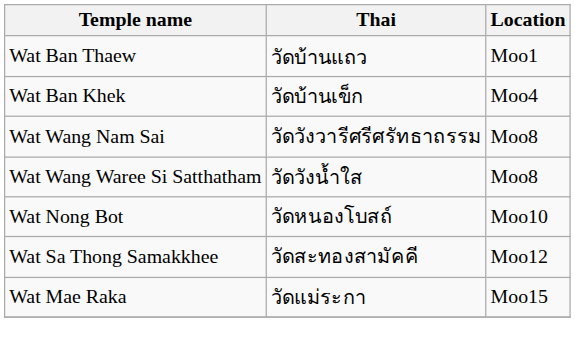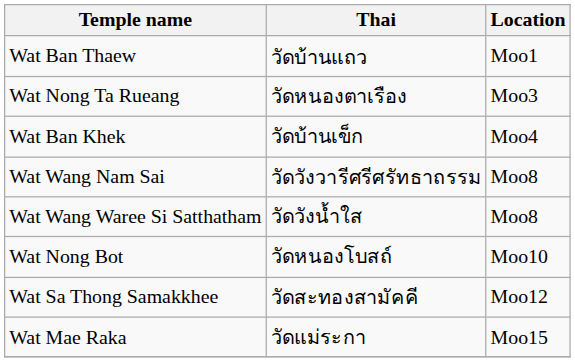+ row: (94, 96)
